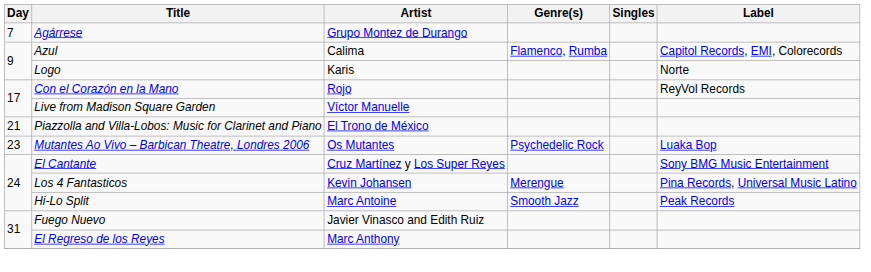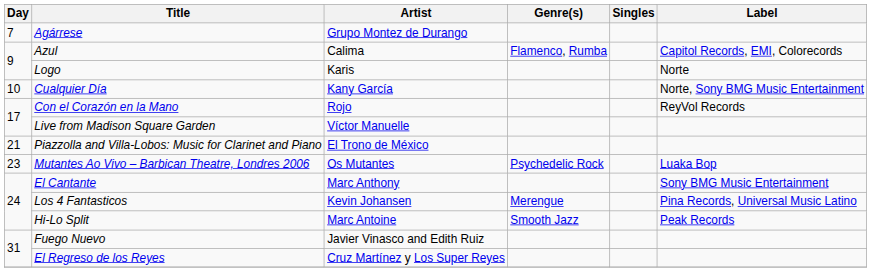+ row: (70, 88)
(416, 164) Cruz Martínez y Los Super Reyes -> (363, 182) Marc Anthony
(363, 239) Marc Anthony -> (416, 257) Cruz Martínez y Los Super Reyes
